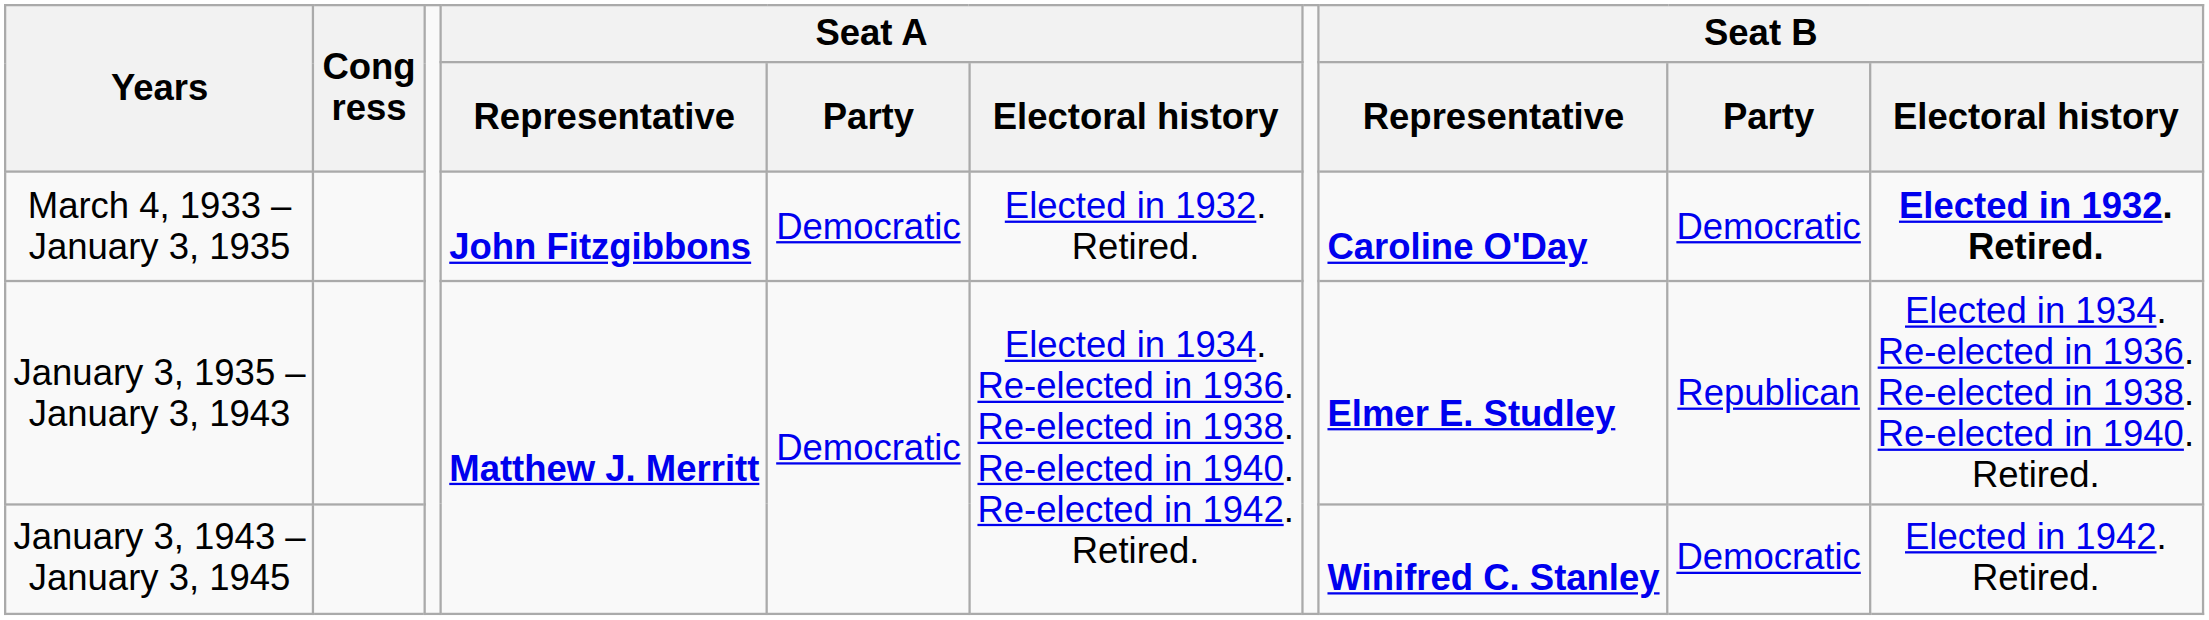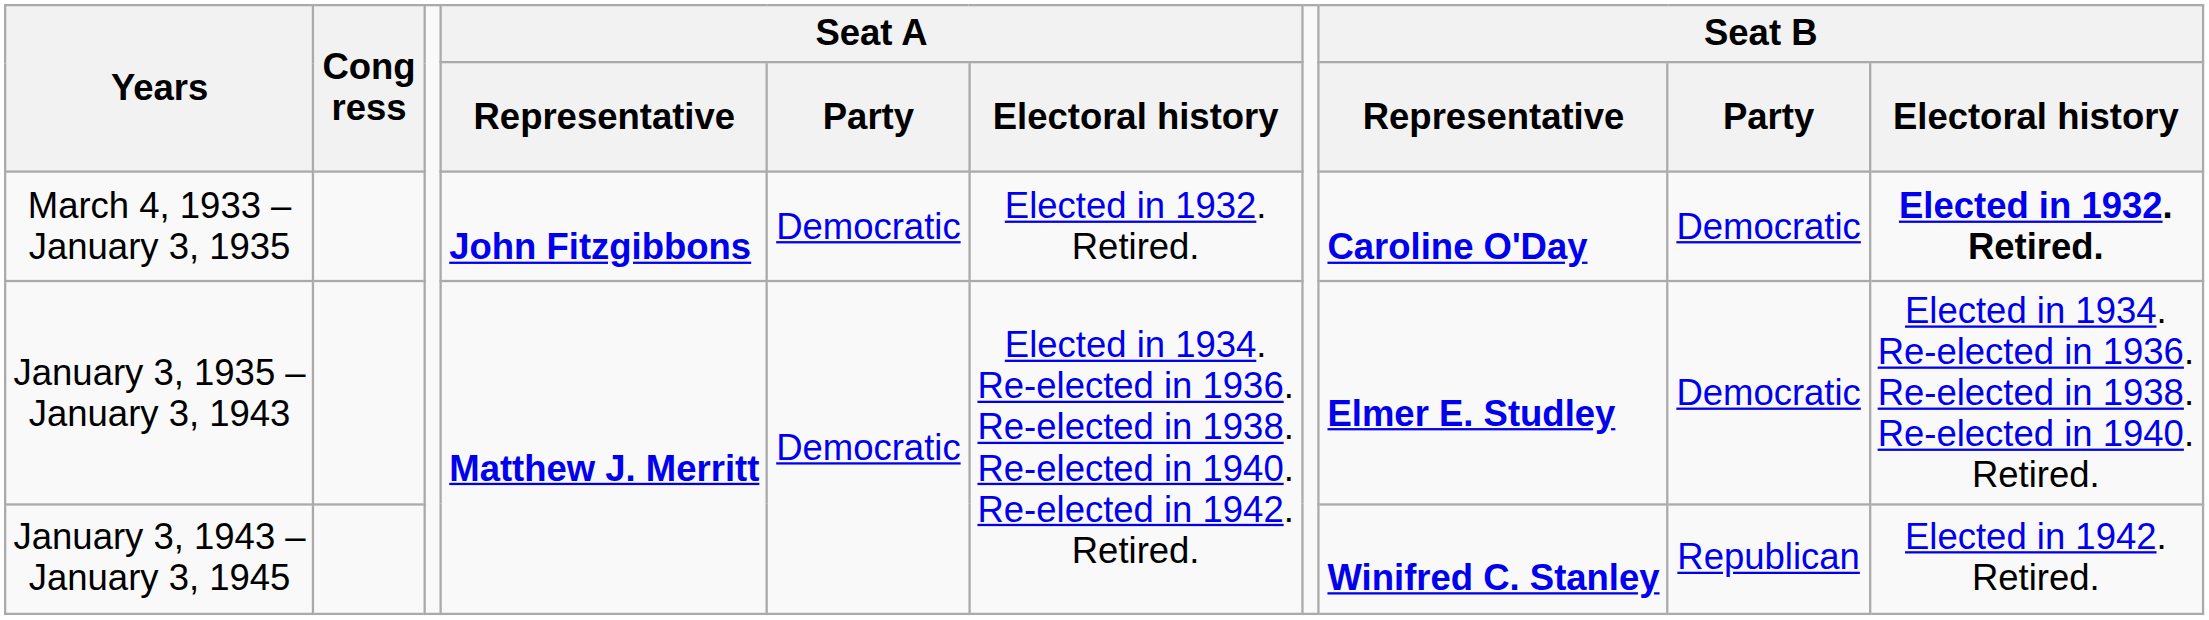(1769, 392) Republican -> (1769, 392) Democratic
(1769, 557) Democratic -> (1769, 557) Republican
